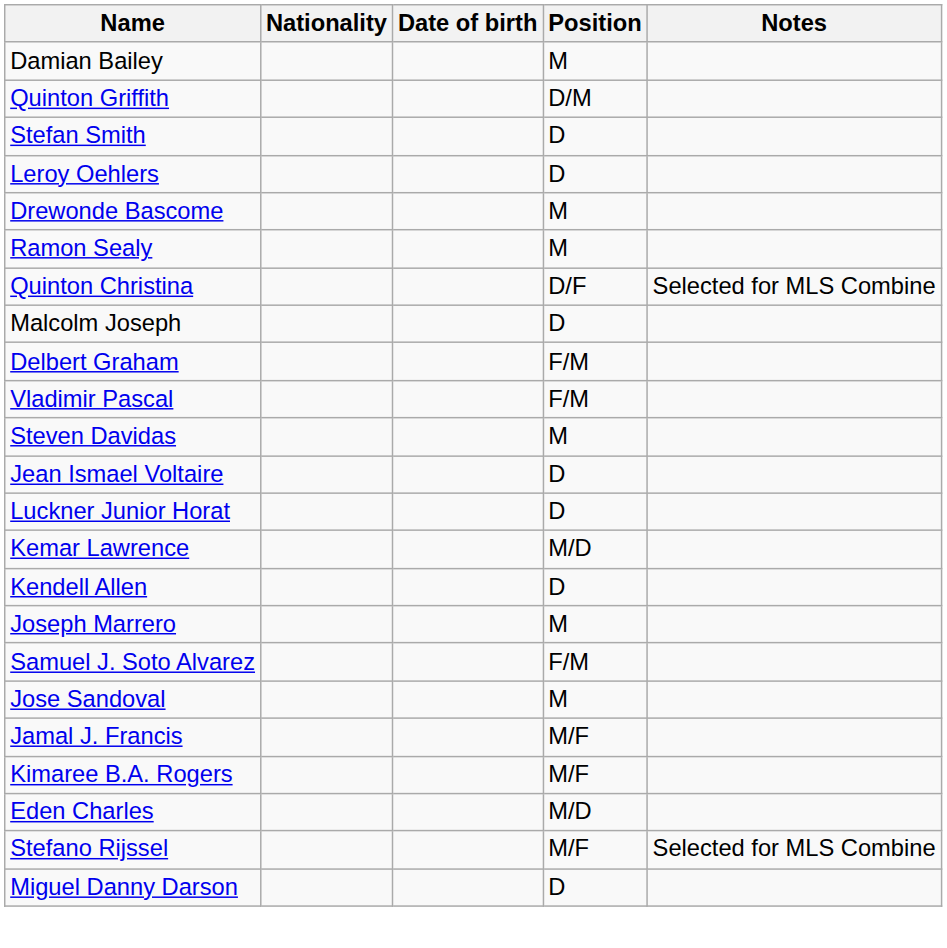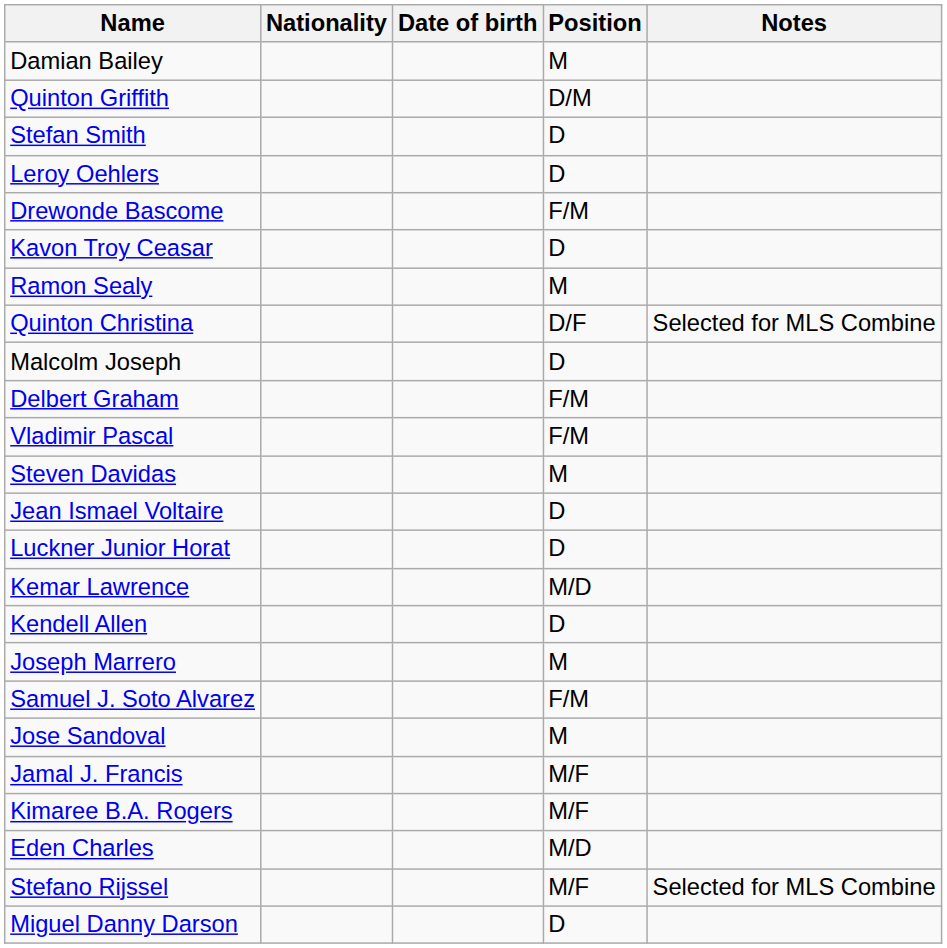(558, 211) M -> (569, 211) F/M
+ row: (112, 248)
